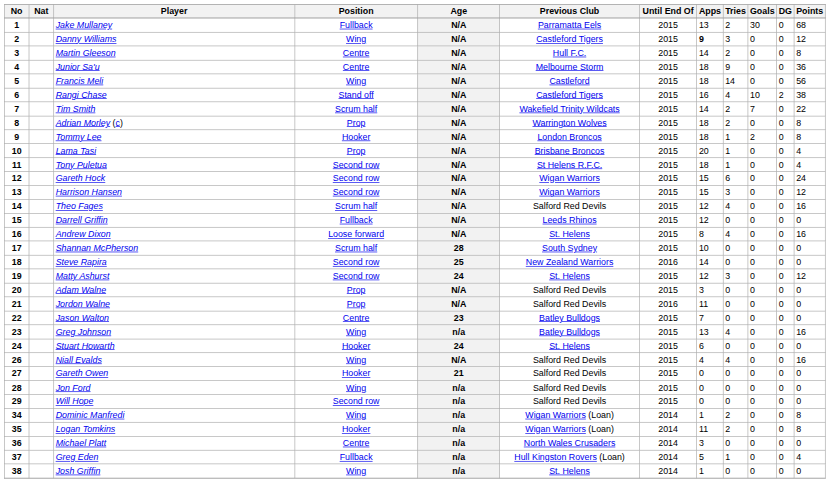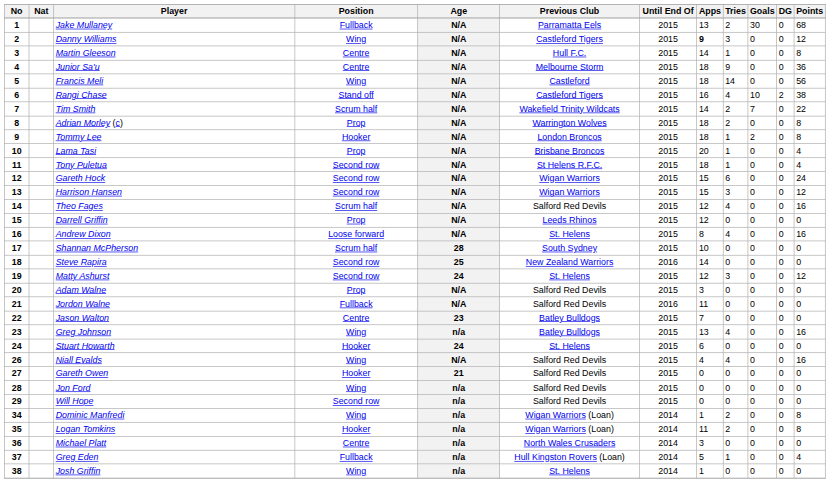(728, 53) 2 -> (728, 53) 1
(356, 220) Fullback -> (356, 220) Prop
(356, 304) Prop -> (356, 304) Fullback
